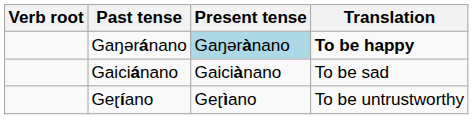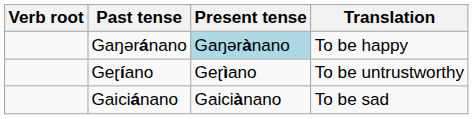(365, 45) bold -> (361, 45) normal
rows swapped: (135, 72) <-> (122, 99)
